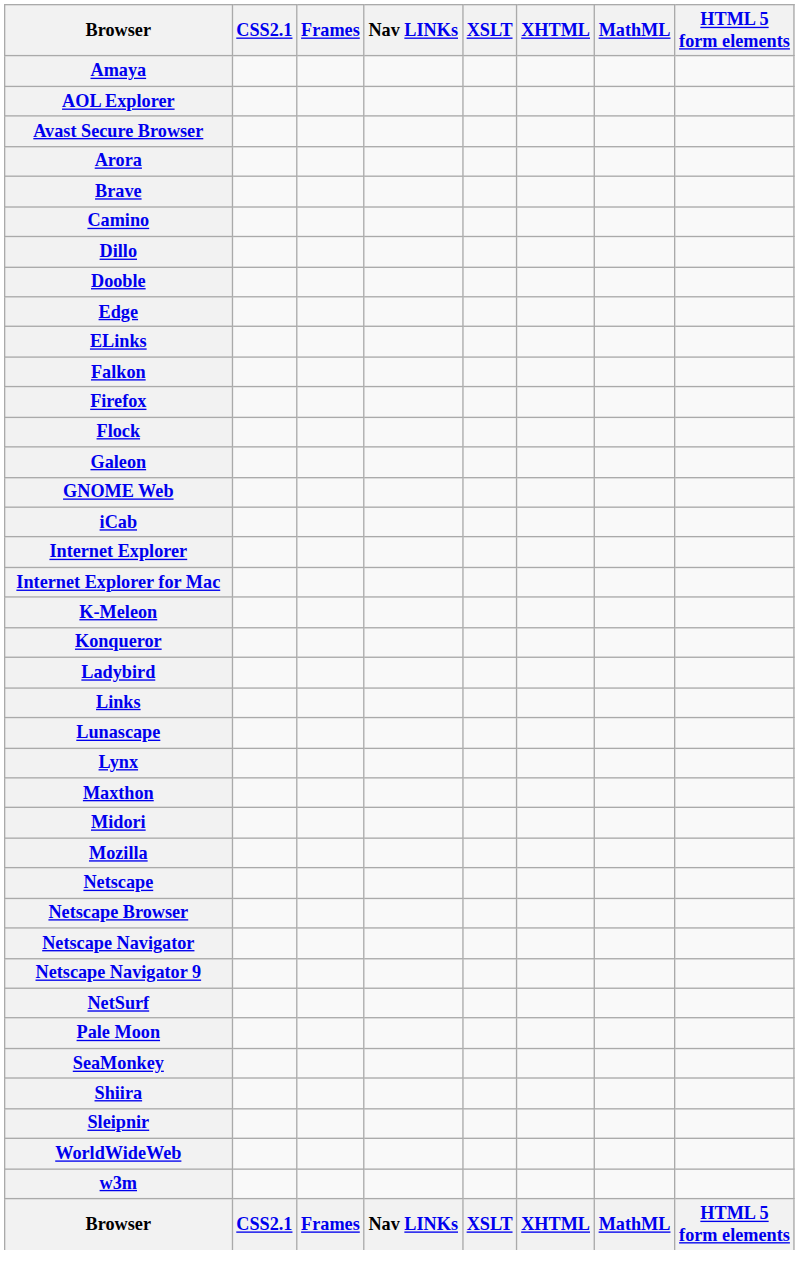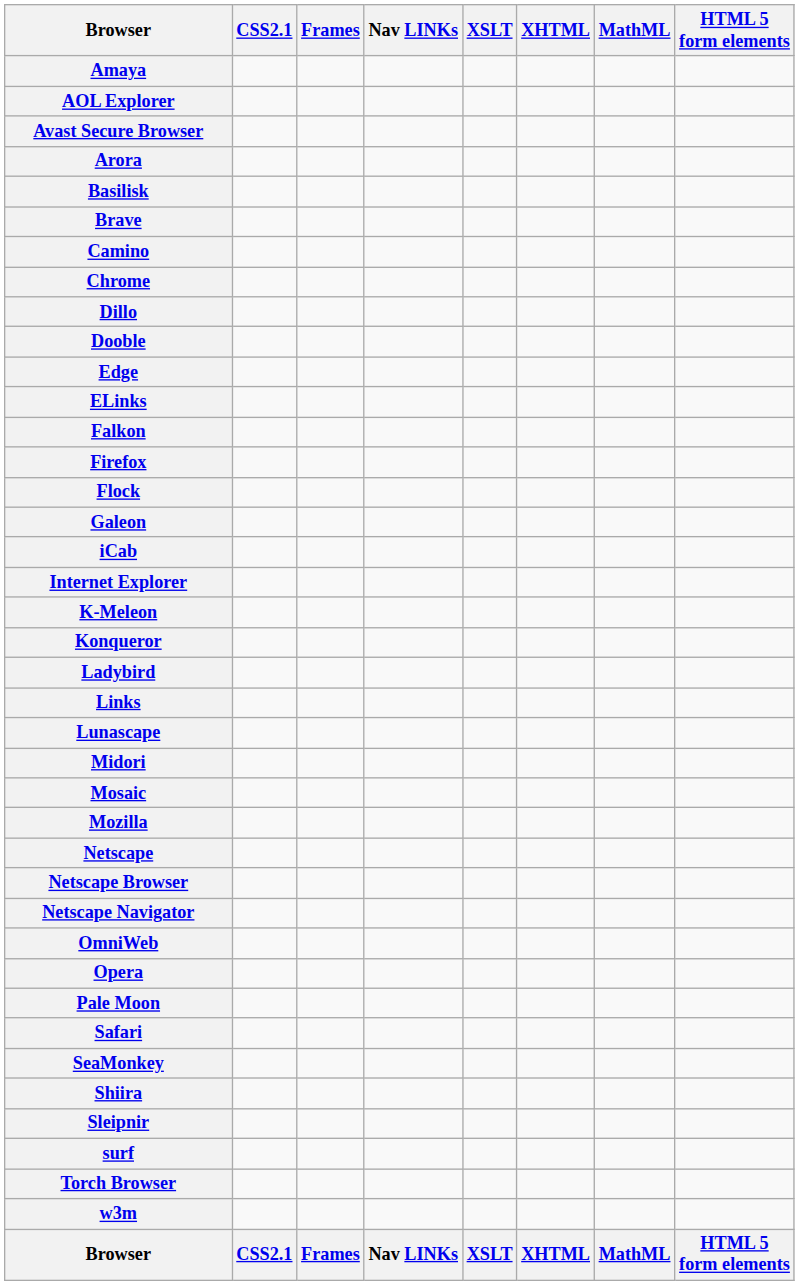+ row: (118, 190)
+ row: (118, 281)
- row: (118, 491)
- row: (118, 581)
- row: (118, 762)
- row: (118, 792)
+ row: (118, 792)
- row: (118, 972)
- row: (118, 1002)
+ row: (118, 942)
+ row: (118, 972)
+ row: (118, 1032)
+ row: (118, 1153)
+ row: (118, 1183)
- row: (118, 1153)
